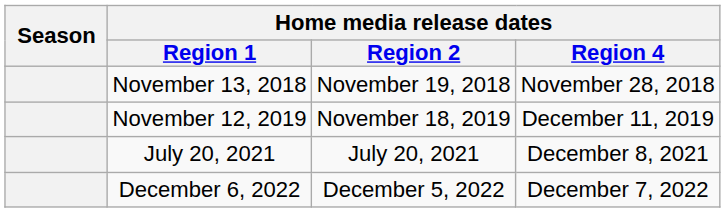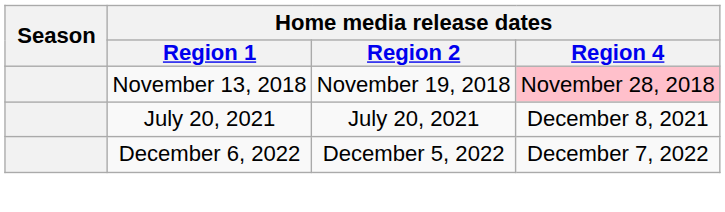(618, 84) no background -> (618, 84) pink background
- row: (210, 119)
